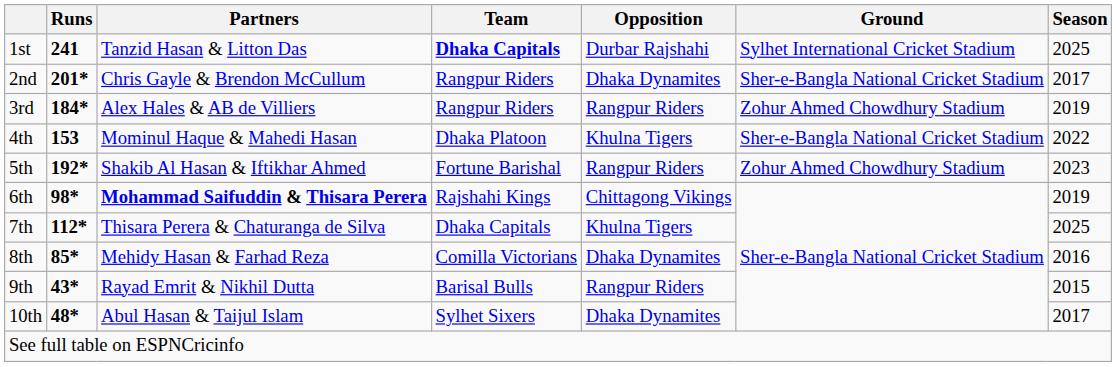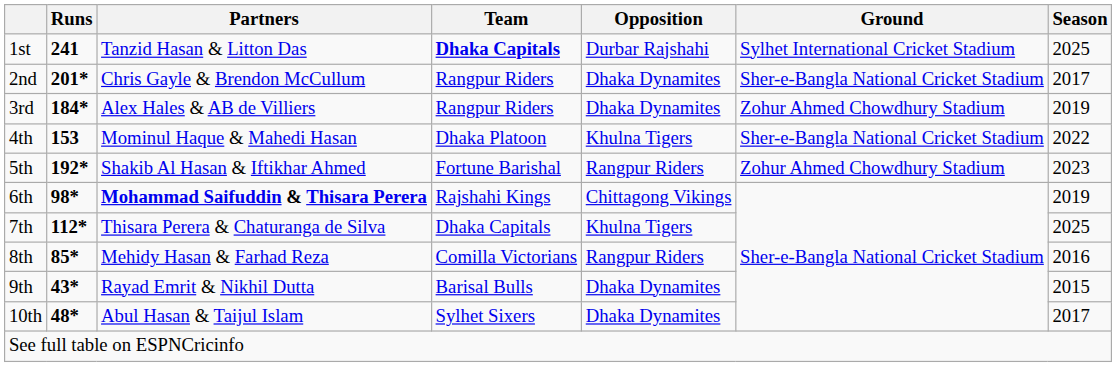(645, 108) Rangpur Riders -> (653, 108) Dhaka Dynamites
(653, 256) Dhaka Dynamites -> (645, 256) Rangpur Riders
(645, 286) Rangpur Riders -> (653, 286) Dhaka Dynamites
